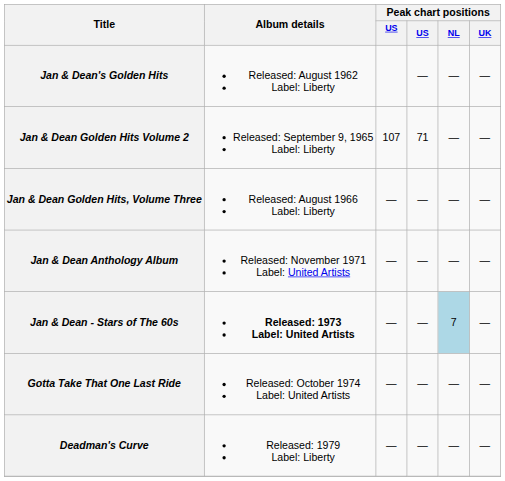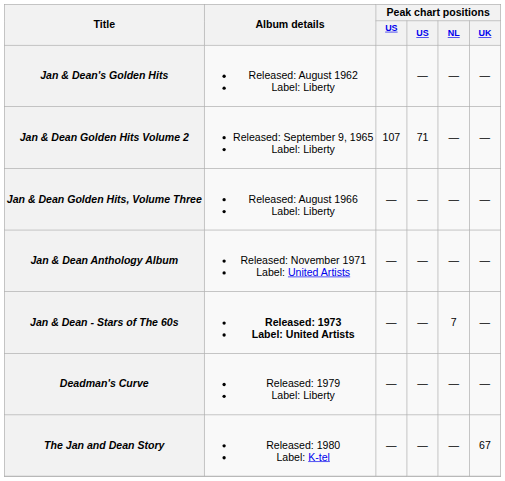(454, 322) lightblue background -> (454, 322) no background
- row: (104, 384)
+ row: (104, 445)
